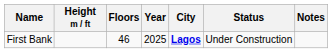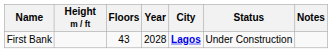(124, 39) 46 -> (124, 39) 43
(155, 39) 2025 -> (155, 39) 2028
